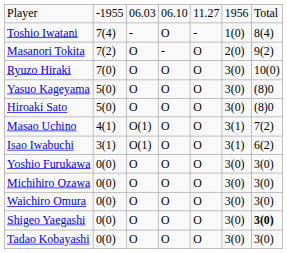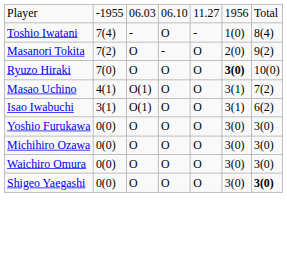(235, 70) normal -> (235, 70) bold
- row: (48, 88)
- row: (37, 107)
- row: (48, 239)
